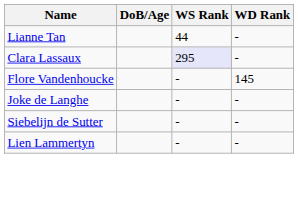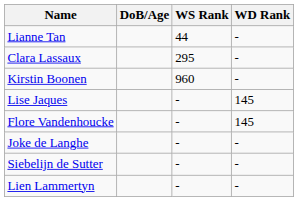(185, 57) lavender background -> (185, 57) no background
+ row: (47, 79)
+ row: (37, 100)
